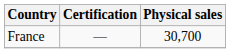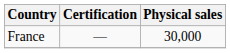(183, 36) 30,700 -> (183, 36) 30,000
